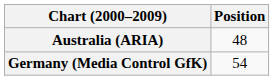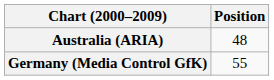(240, 63) 54 -> (240, 63) 55
